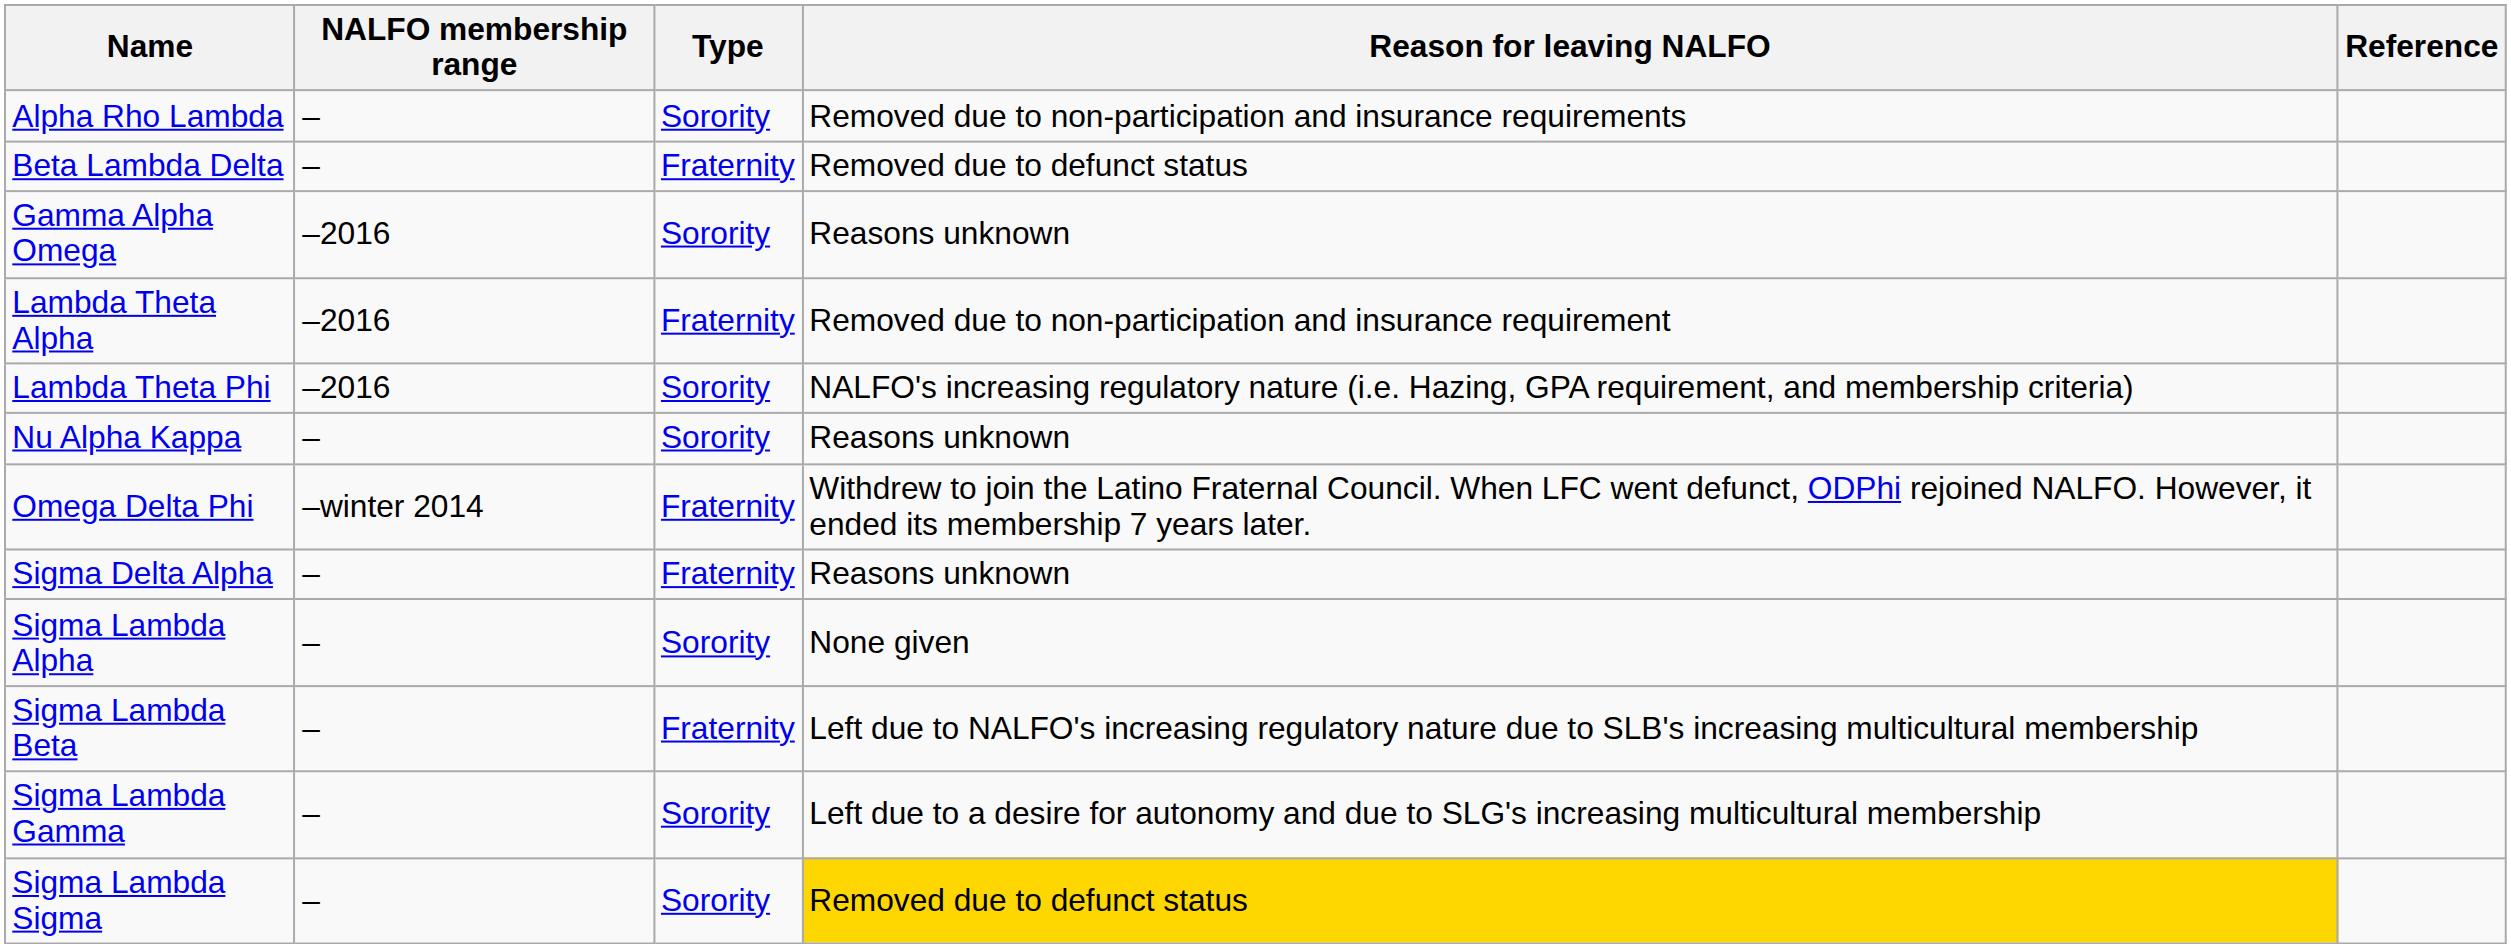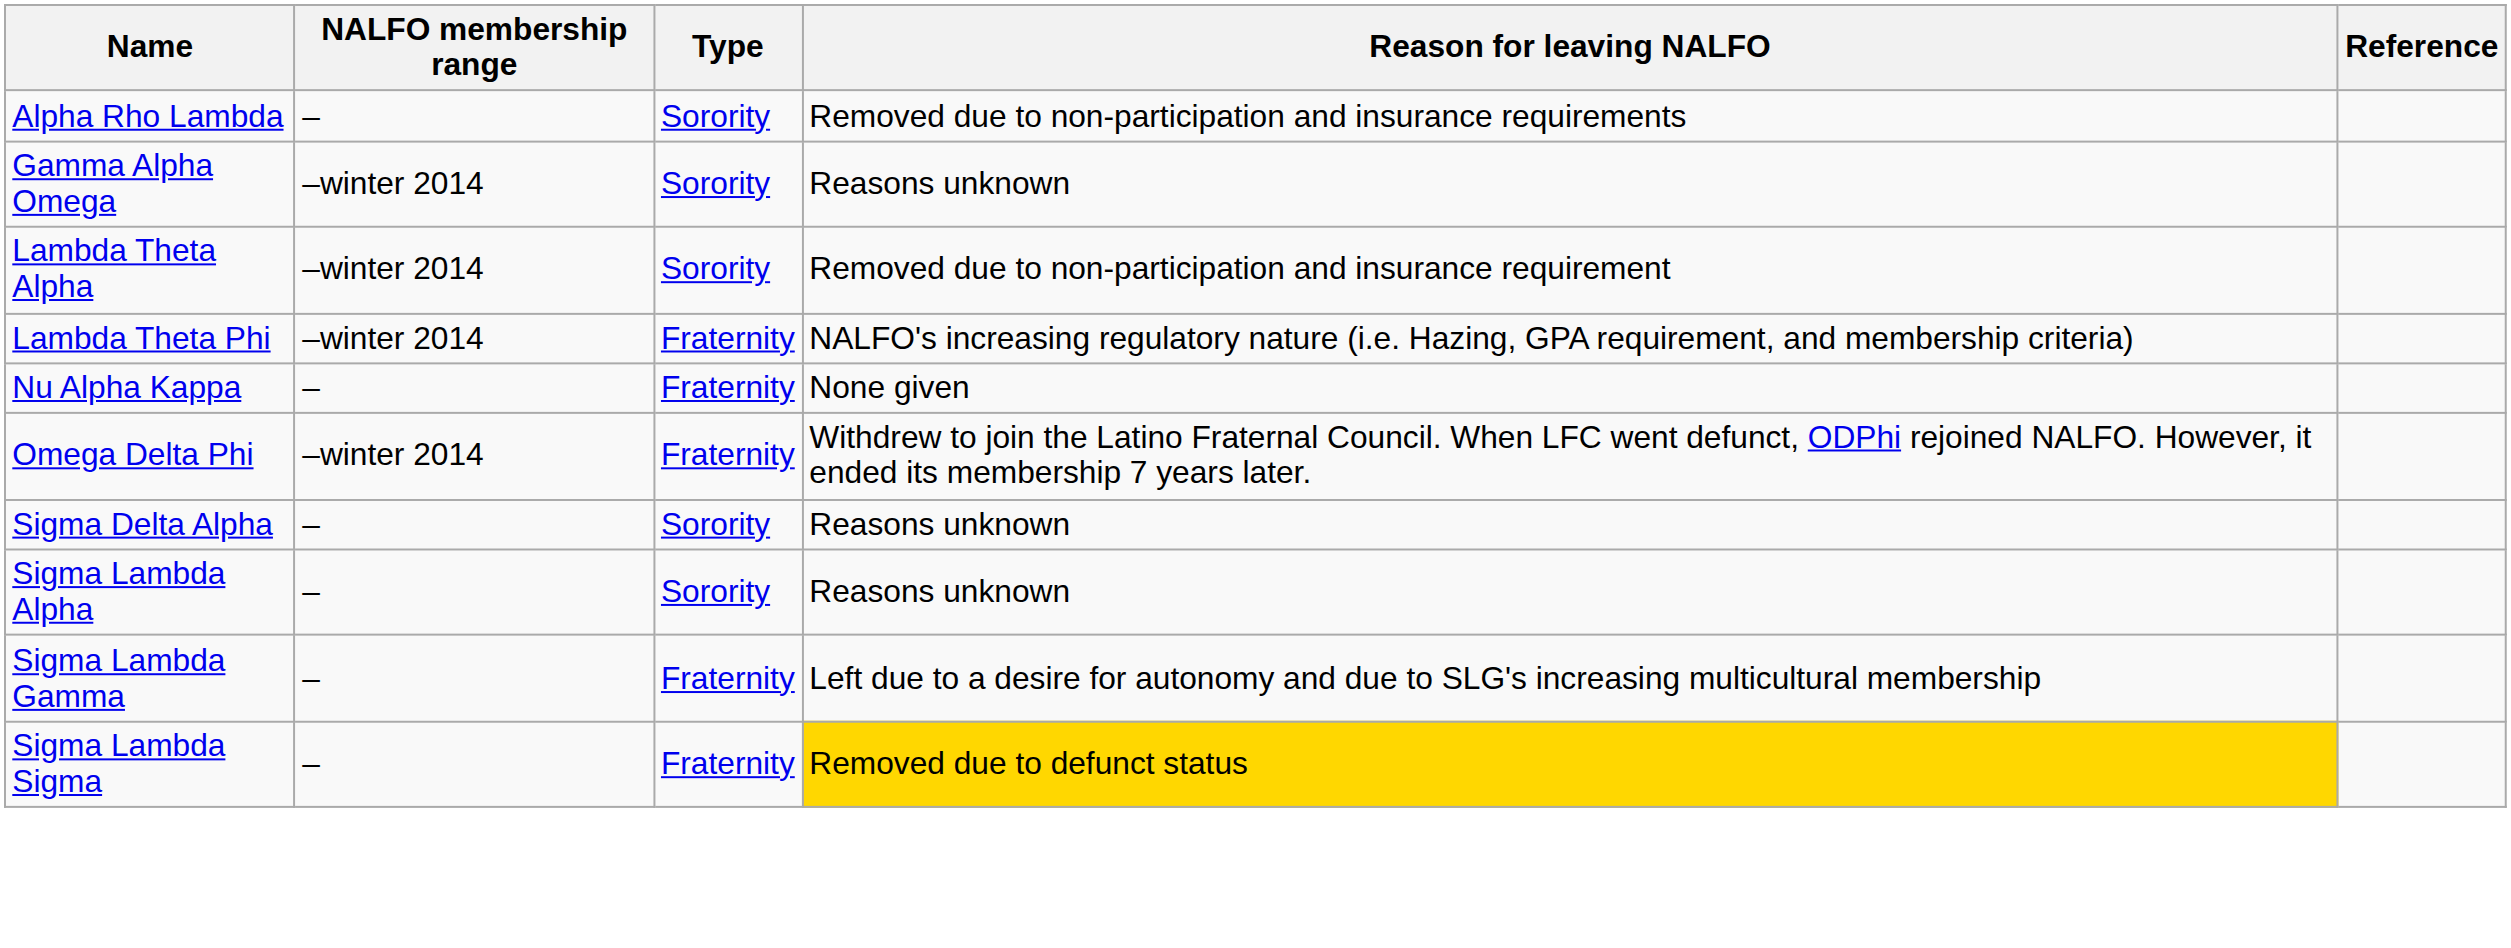- row: (148, 165)
(346, 233) –2016 -> (393, 183) –winter 2014
(346, 319) –2016 -> (393, 269) –winter 2014
(728, 319) Fraternity -> (716, 269) Sorority
(346, 387) –2016 -> (393, 337) –winter 2014
(716, 387) Sorority -> (728, 337) Fraternity
(716, 437) Sorority -> (728, 387) Fraternity
(940, 437) Reasons unknown -> (890, 387) None given
(728, 574) Fraternity -> (716, 523) Sorority
(890, 642) None given -> (940, 591) Reasons unknown
- row: (119, 728)
(716, 813) Sorority -> (728, 677) Fraternity
(716, 899) Sorority -> (728, 763) Fraternity
